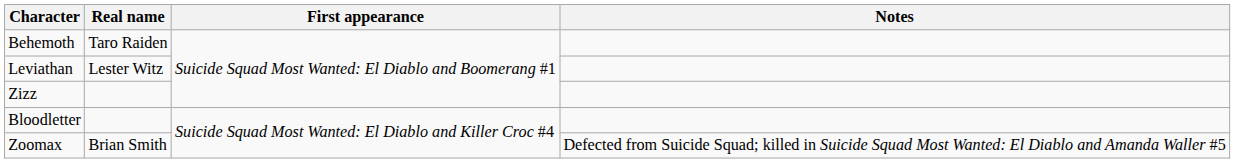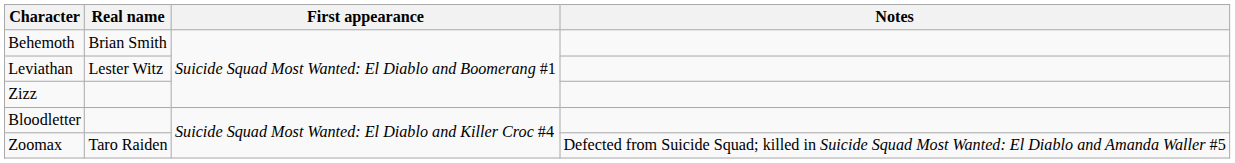(128, 42) Taro Raiden -> (128, 42) Brian Smith
(128, 145) Brian Smith -> (128, 145) Taro Raiden
